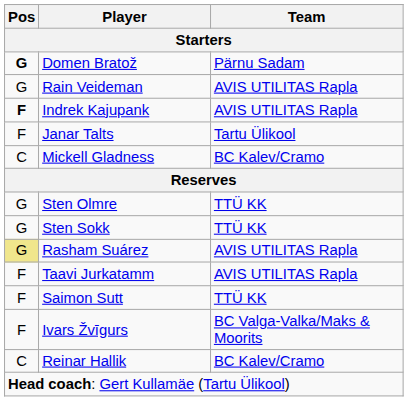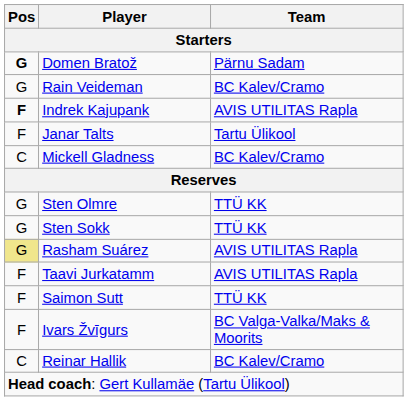(286, 87) AVIS UTILITAS Rapla -> (269, 87) BC Kalev/Cramo
